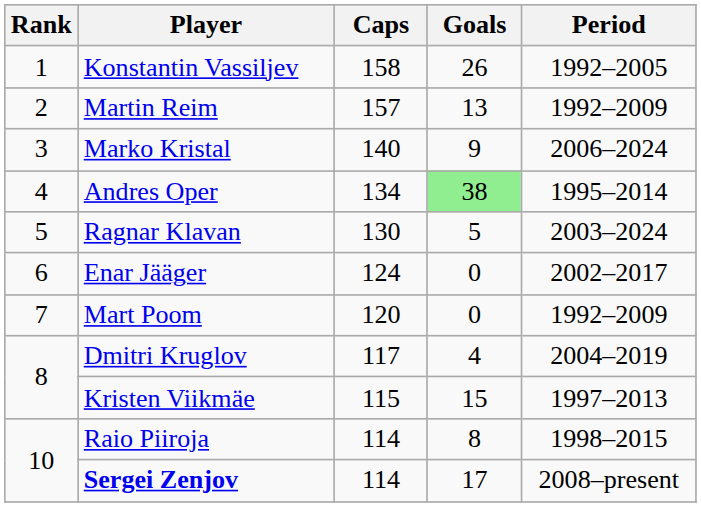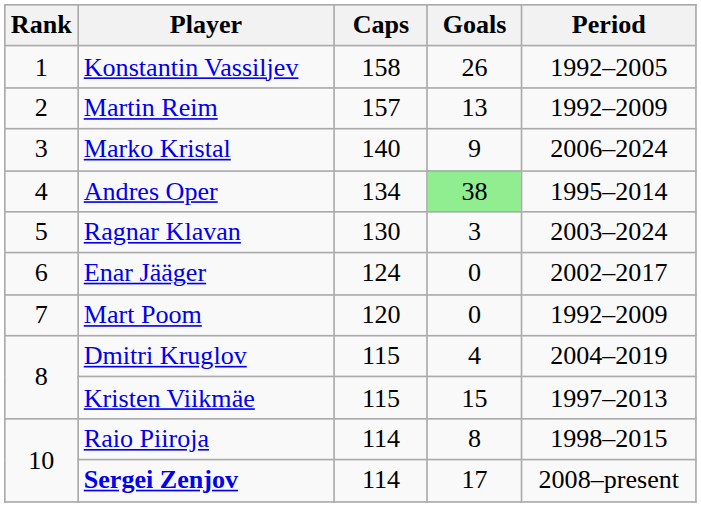(475, 231) 5 -> (475, 231) 3
(381, 356) 117 -> (381, 356) 115
